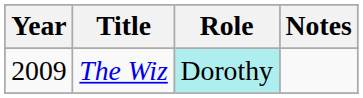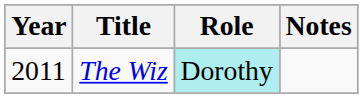(39, 70) 2009 -> (38, 70) 2011
